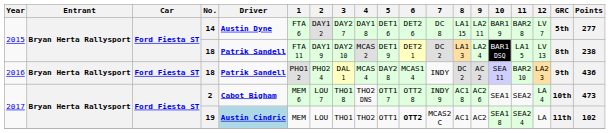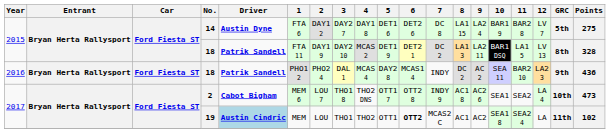(480, 28) LA2 11 -> (480, 28) LA2 4
(589, 28) 277 -> (589, 28) 275
(480, 50) LA2 4 -> (480, 50) LA2 11
(589, 50) 238 -> (589, 50) 328
